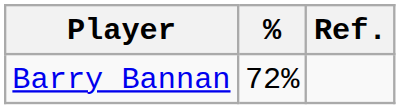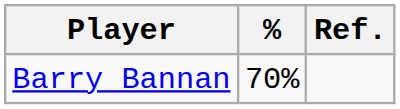(272, 79) 72% -> (272, 79) 70%
